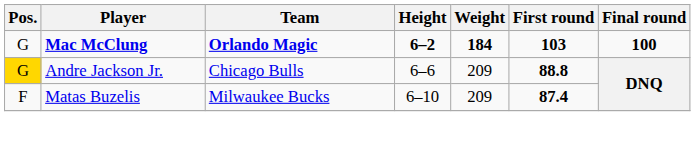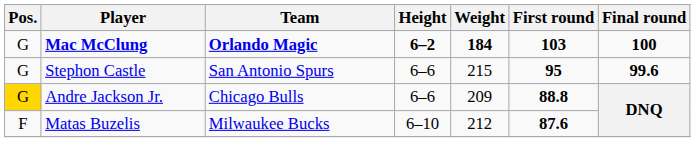+ row: (95, 70)
(480, 96) 209 -> (480, 123) 212
(553, 96) 87.4 -> (553, 123) 87.6
